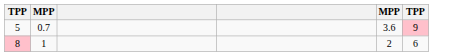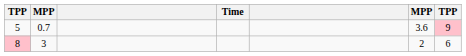+ column: (233, 12)
(44, 43) 1 -> (44, 43) 3
